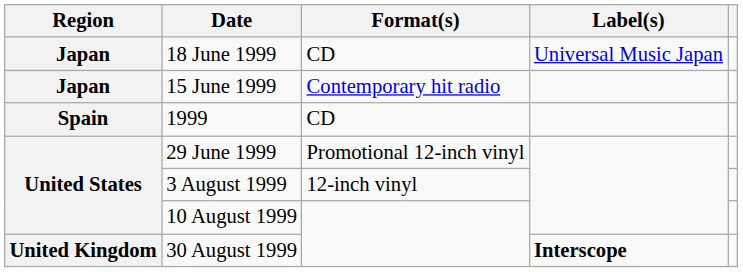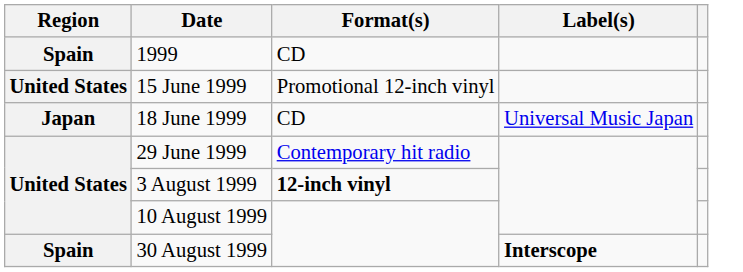rows swapped: (187, 119) <-> (221, 53)
(83, 86) Japan -> (68, 86) United States
(403, 86) Contemporary hit radio -> (386, 86) Promotional 12-inch vinyl
(415, 151) Promotional 12-inch vinyl -> (374, 151) Contemporary hit radio
(362, 184) normal -> (334, 184) bold
(83, 250) United Kingdom -> (68, 250) Spain
